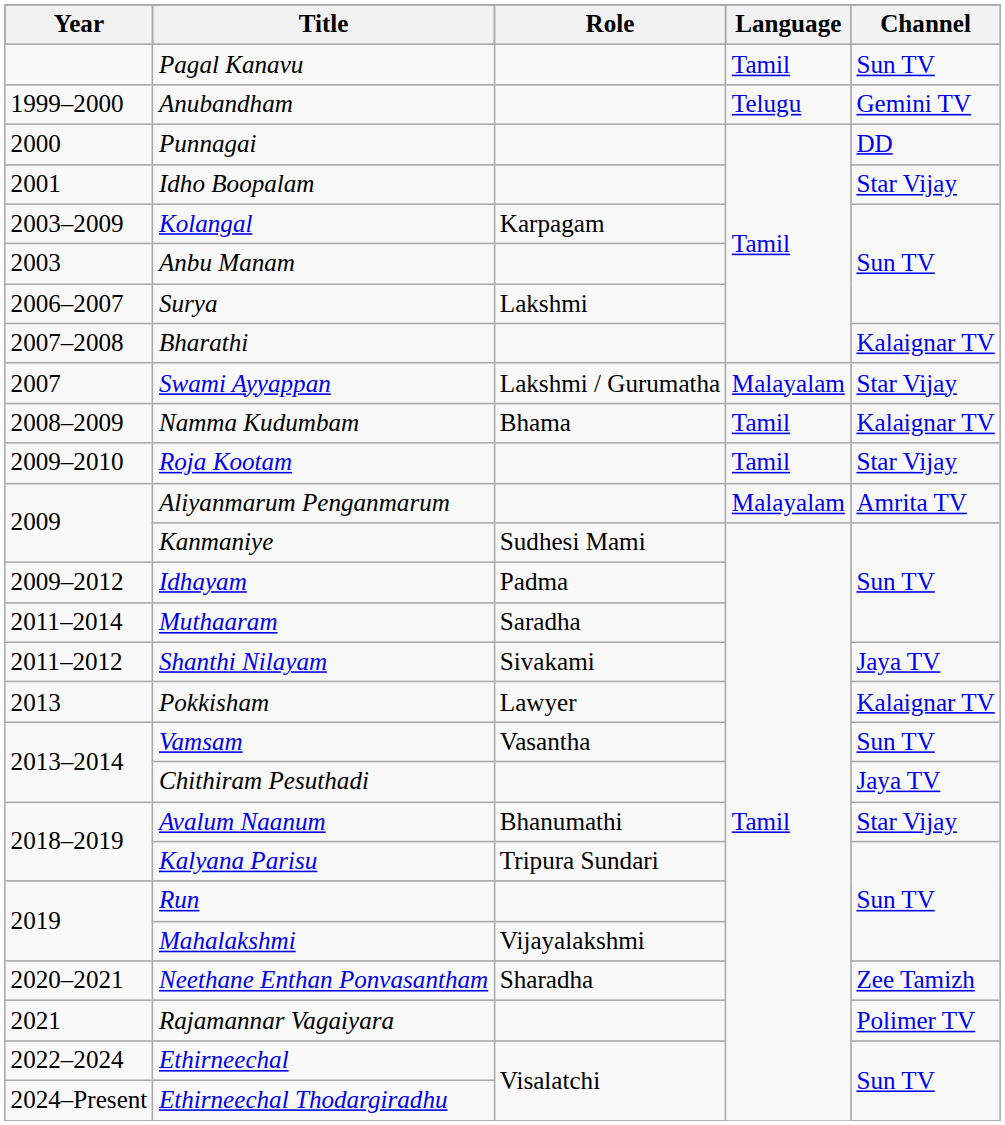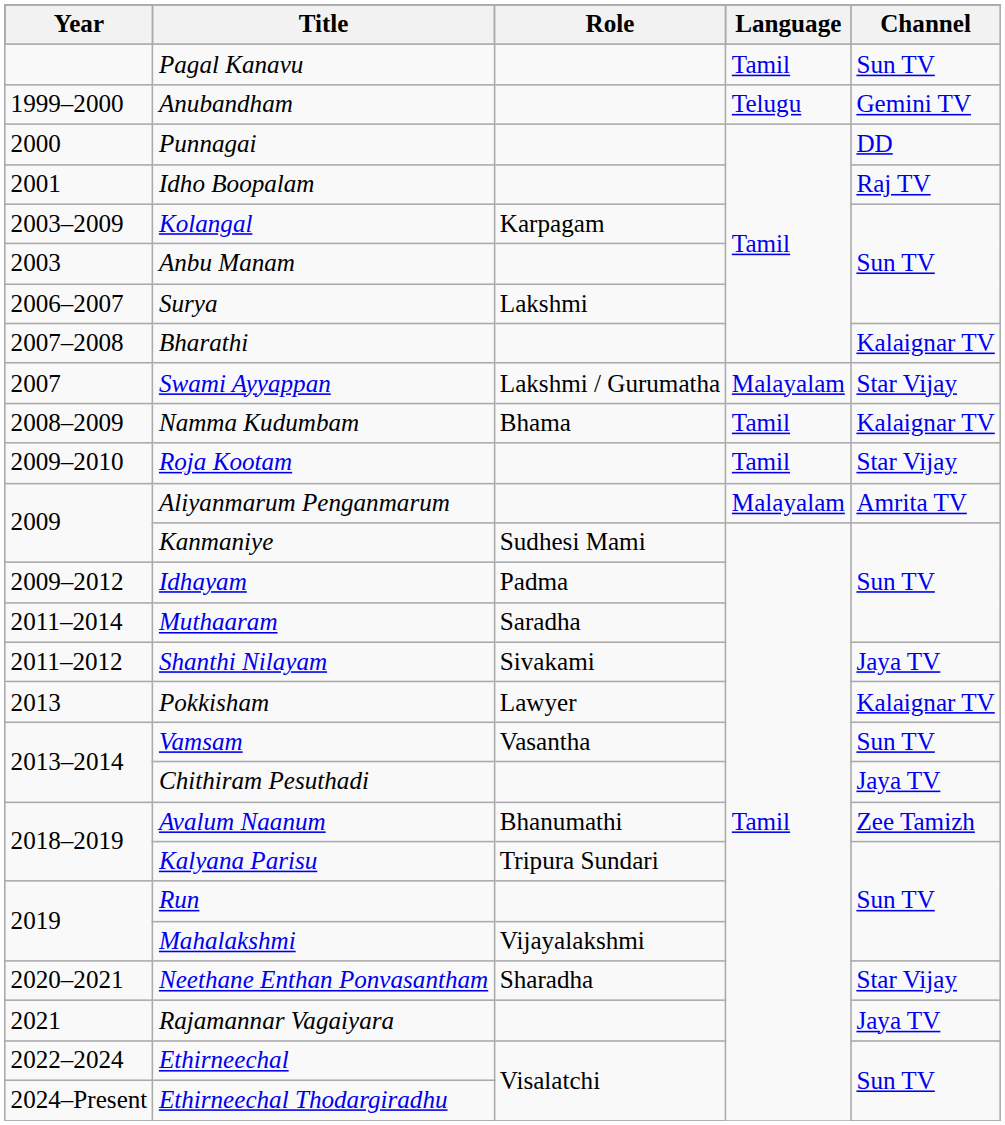(907, 183) Star Vijay -> (894, 183) Raj TV
(907, 821) Star Vijay -> (916, 821) Zee Tamizh
(916, 980) Zee Tamizh -> (907, 980) Star Vijay
(916, 1020) Polimer TV -> (898, 1020) Jaya TV
